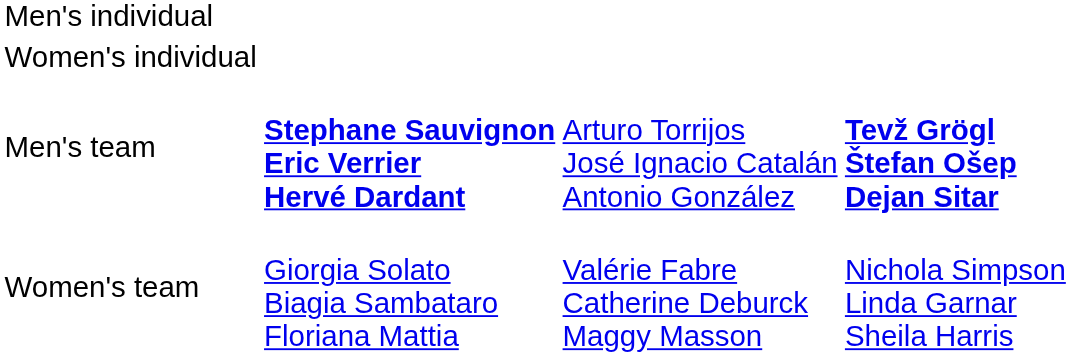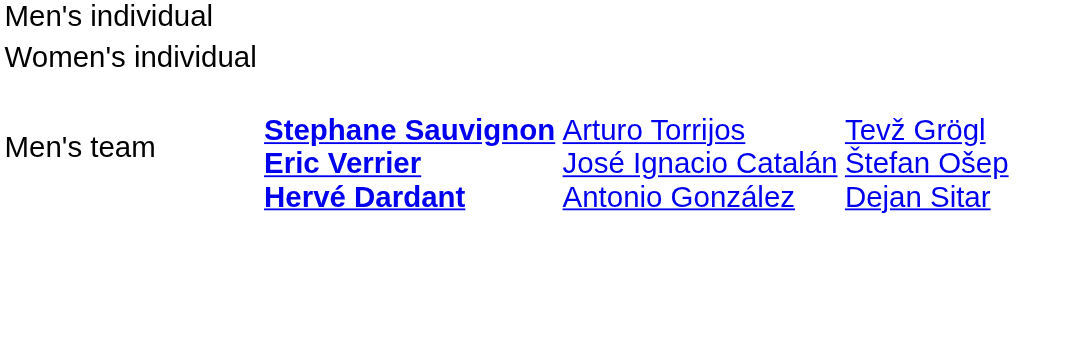(931, 163) bold -> (927, 163) normal
- row: (102, 287)
